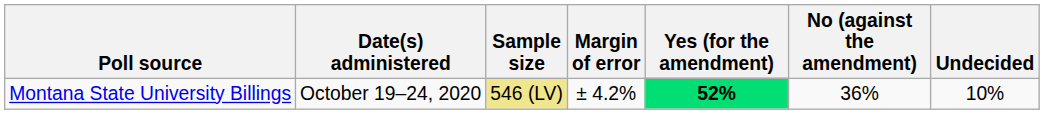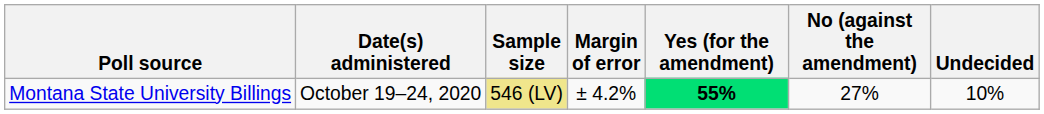(717, 94) 52% -> (717, 94) 55%
(860, 94) 36% -> (860, 94) 27%
